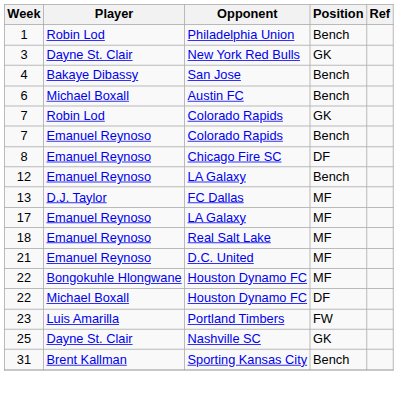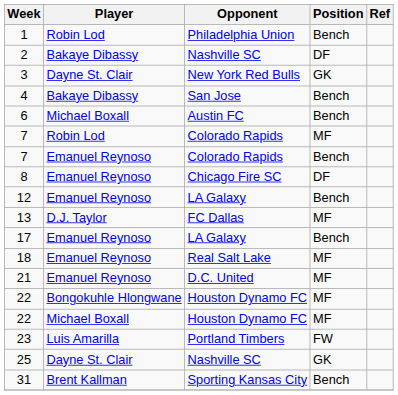+ row: (24, 55)
(322, 116) GK -> (322, 136) MF
(322, 217) MF -> (331, 237) Bench
(322, 298) DF -> (322, 319) MF
